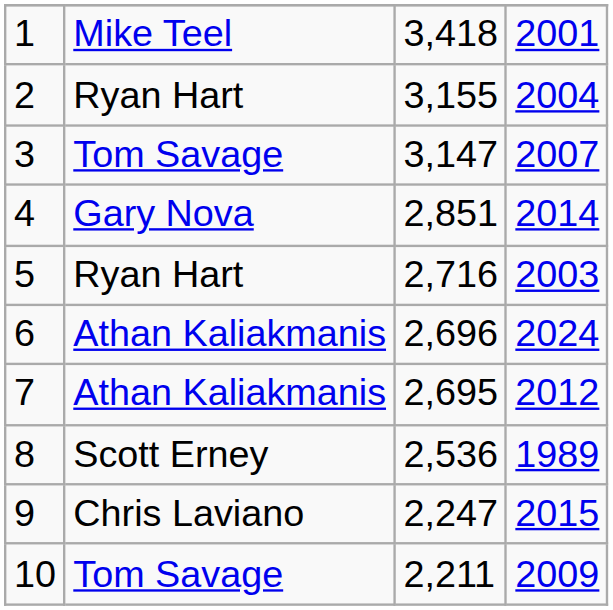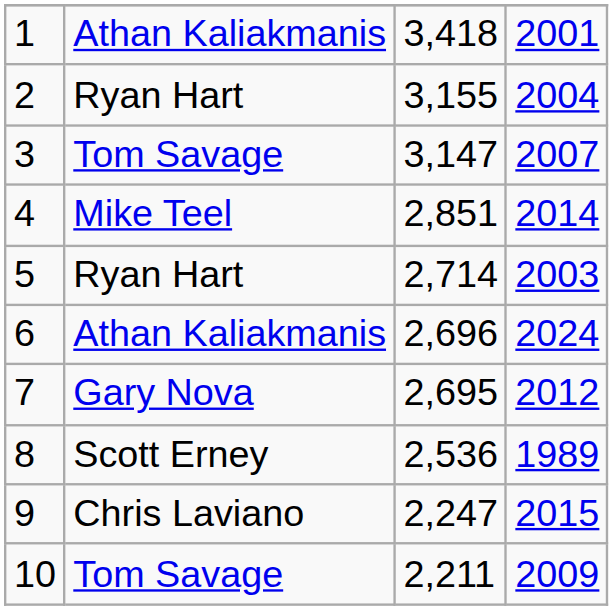(153, 34) Mike Teel -> (230, 34) Athan Kaliakmanis
(164, 214) Gary Nova -> (153, 214) Mike Teel
(451, 273) 2,716 -> (451, 273) 2,714
(230, 393) Athan Kaliakmanis -> (164, 393) Gary Nova
